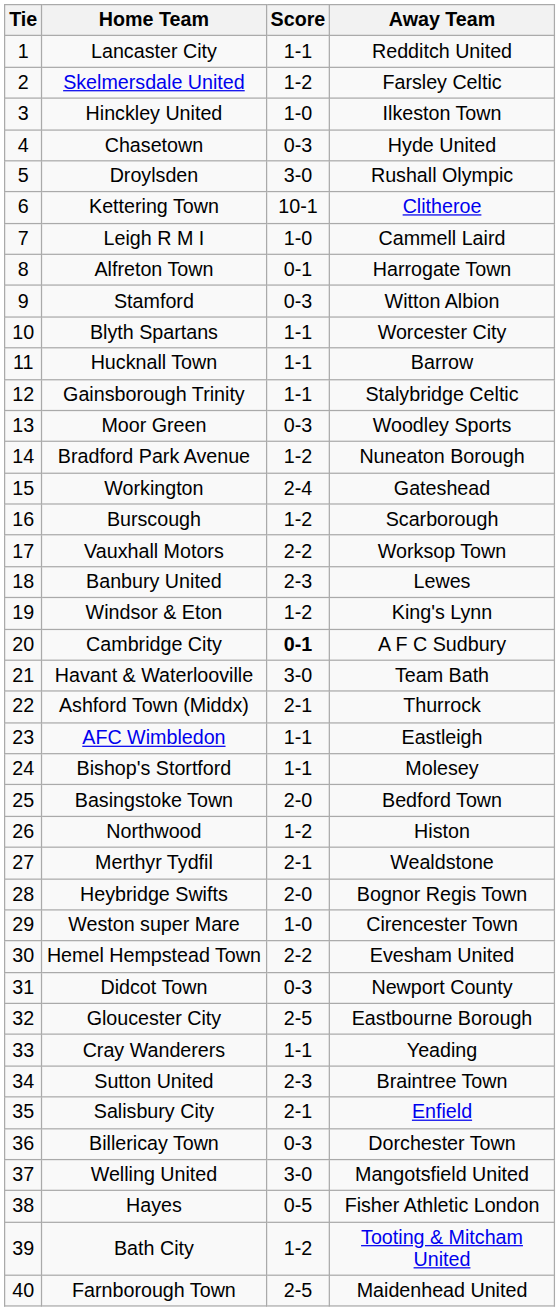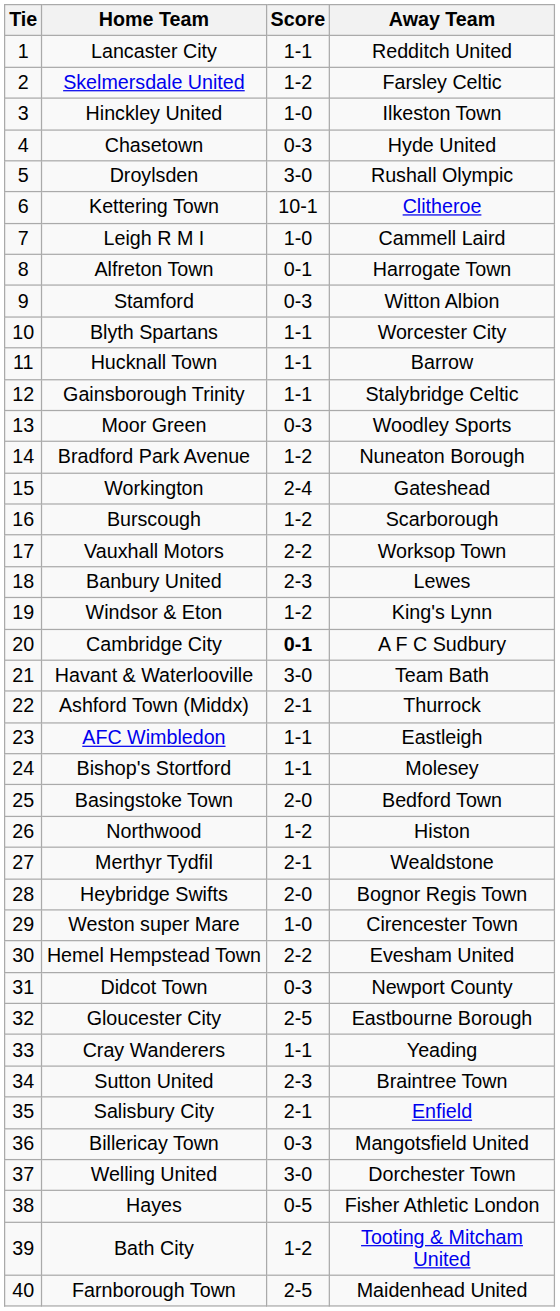(442, 1143) Dorchester Town -> (442, 1143) Mangotsfield United
(442, 1174) Mangotsfield United -> (442, 1174) Dorchester Town
